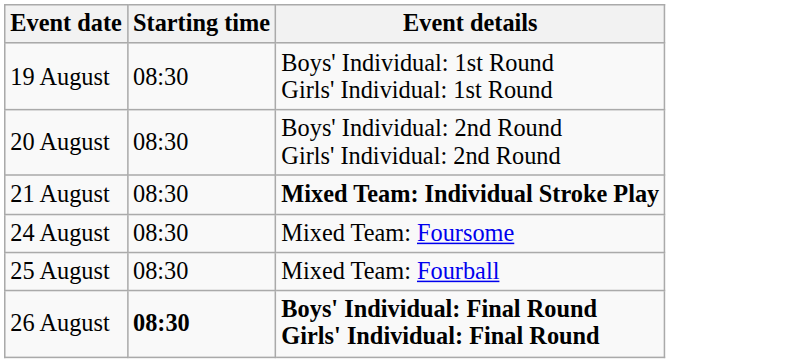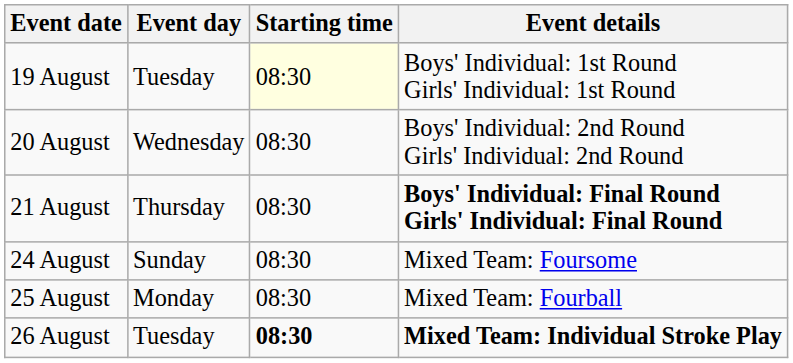+ column: (189, 23)
(161, 76) no background -> (283, 76) lightyellow background
(470, 194) Mixed Team: Individual Stroke Play -> (563, 207) Boys' Individual: Final Round Girls' Individual: Final Round
(441, 323) Boys' Individual: Final Round Girls' Individual: Final Round -> (593, 337) Mixed Team: Individual Stroke Play
